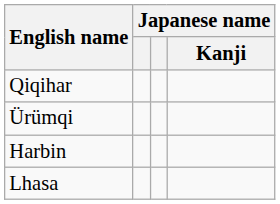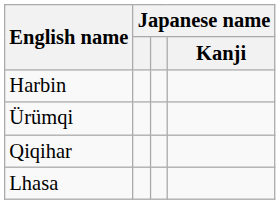rows swapped: (38, 150) <-> (41, 85)
